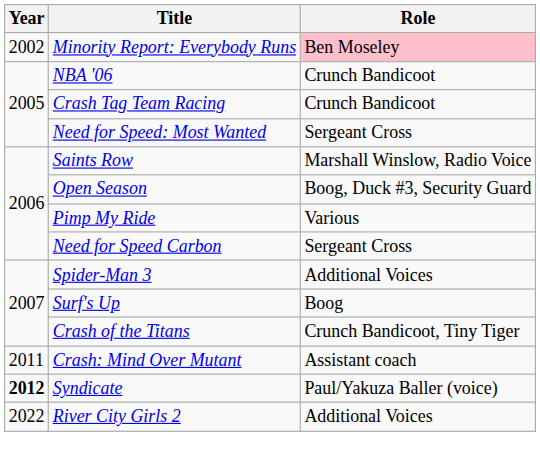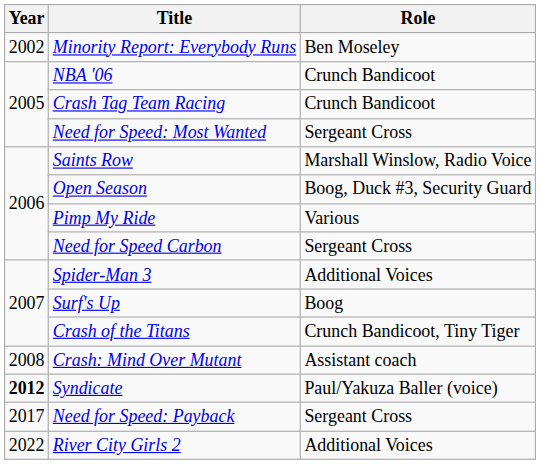(352, 47) pink background -> (352, 47) no background
(26, 359) 2011 -> (27, 359) 2008
+ row: (144, 416)
